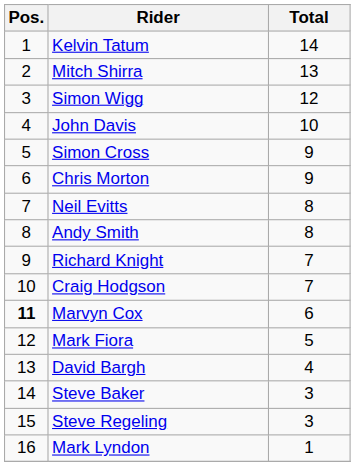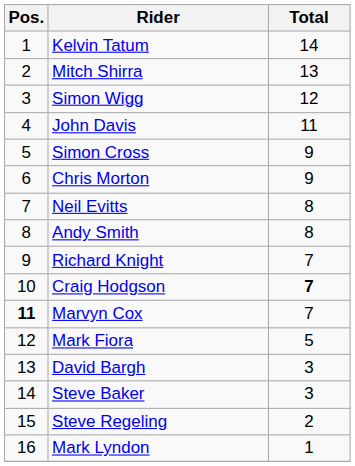(309, 125) 10 -> (309, 125) 11
(309, 286) normal -> (309, 286) bold
(309, 313) 6 -> (309, 313) 7
(309, 367) 4 -> (309, 367) 3
(309, 421) 3 -> (309, 421) 2
